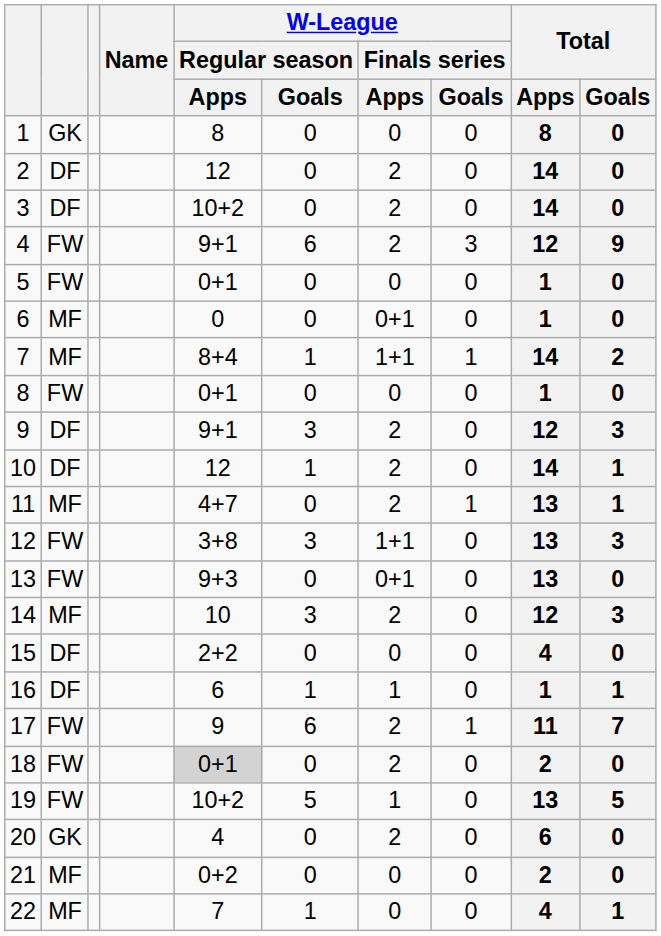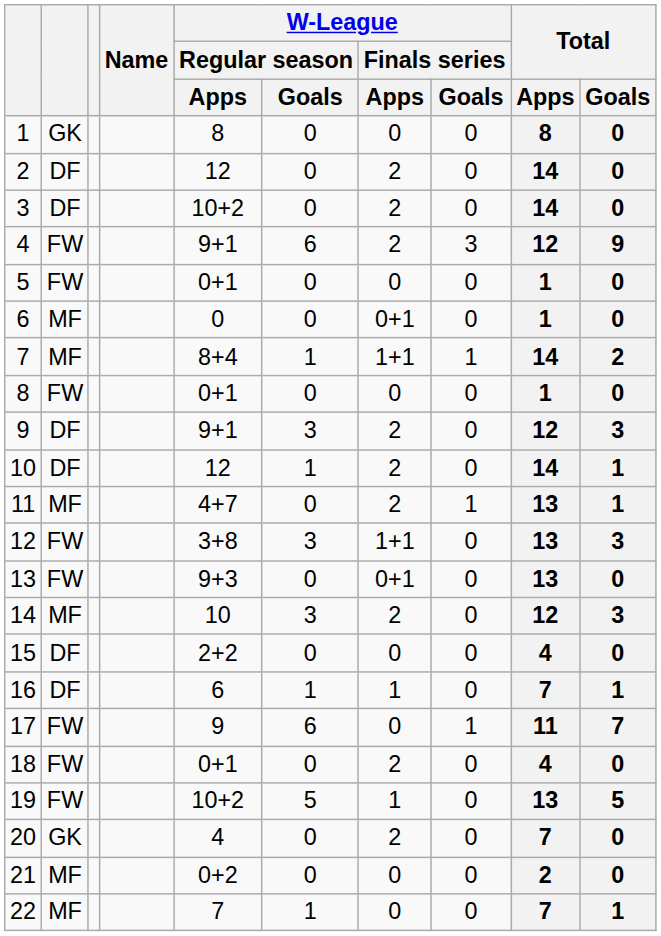(545, 689) 1 -> (545, 689) 7
(395, 726) 2 -> (395, 726) 0
(218, 763) lightgrey background -> (218, 763) no background
(545, 763) 2 -> (545, 763) 4
(545, 838) 6 -> (545, 838) 7
(545, 912) 4 -> (545, 912) 7
